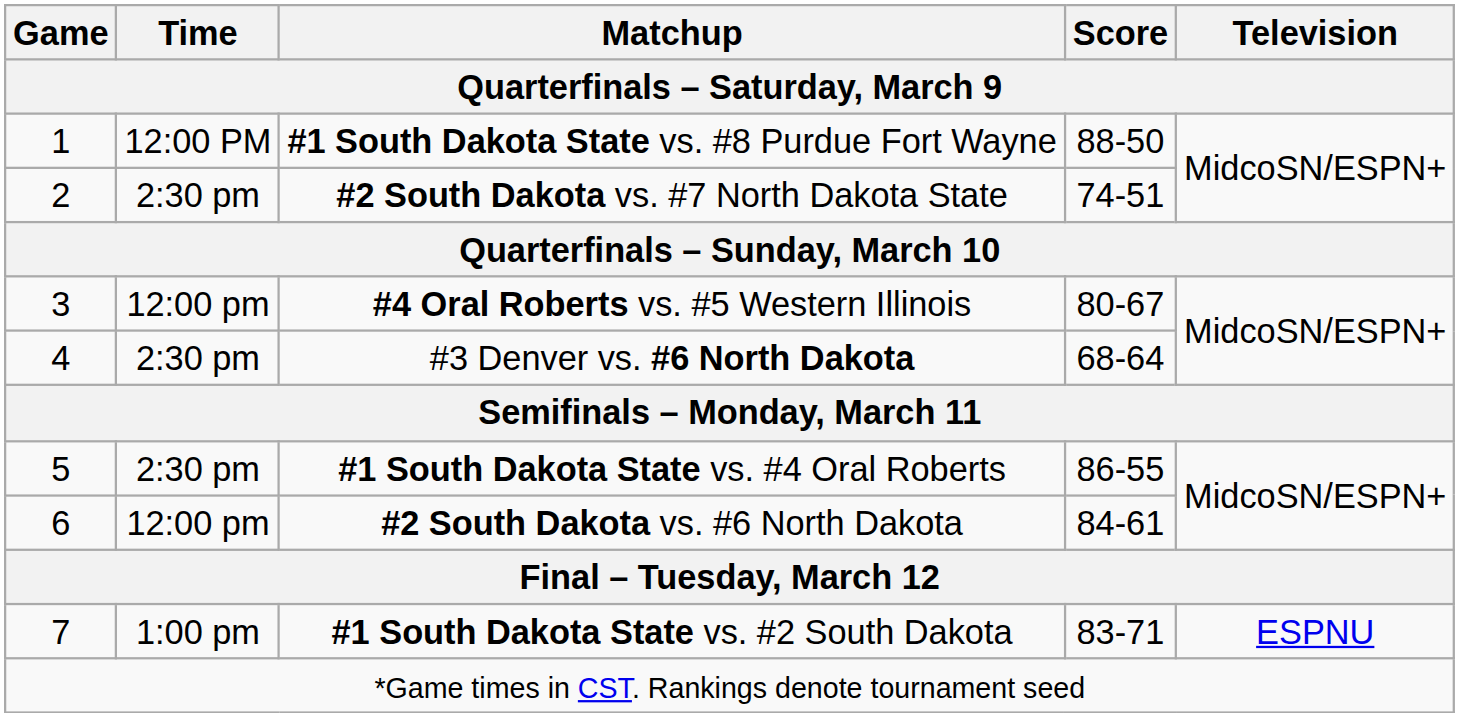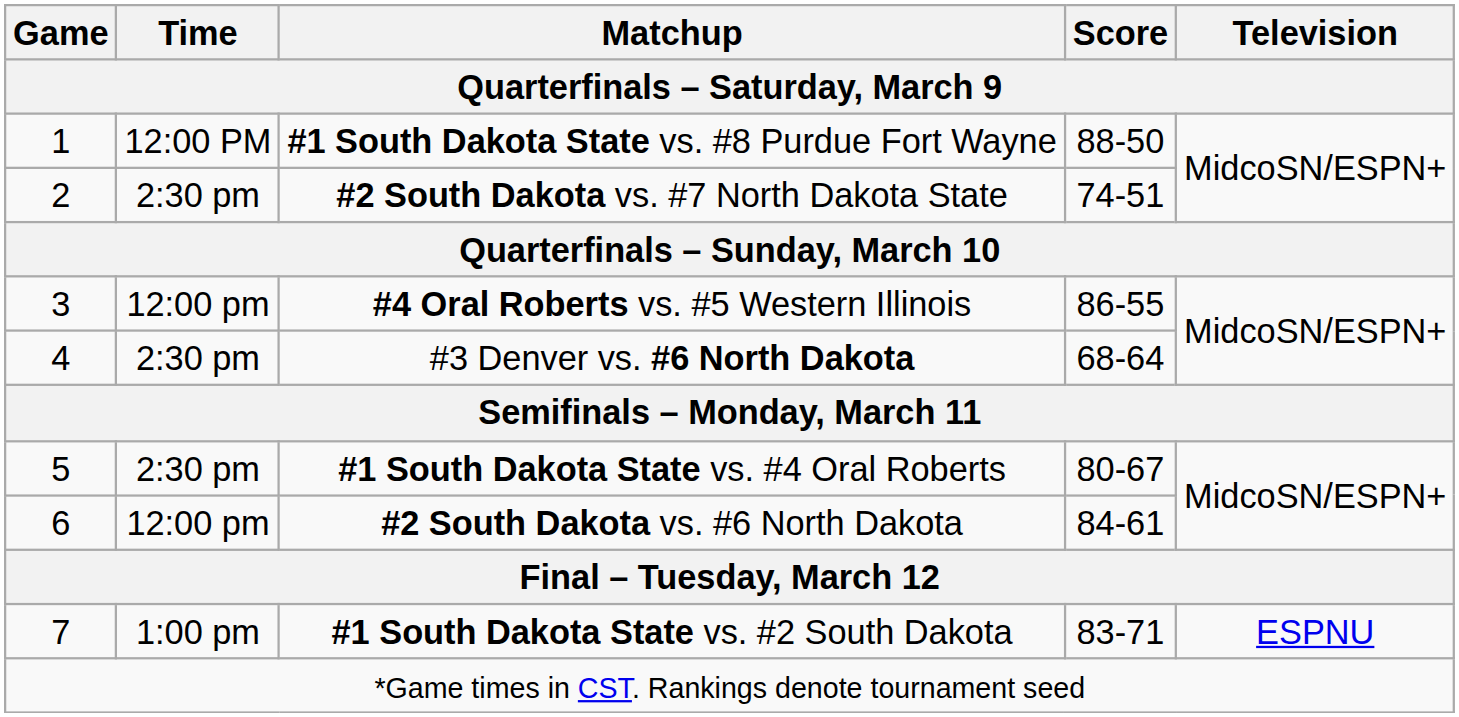(1120, 304) 80-67 -> (1120, 304) 86-55
(1120, 468) 86-55 -> (1120, 468) 80-67
